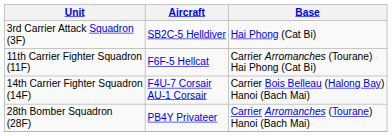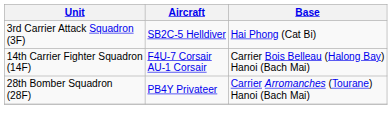- row: (74, 62)
